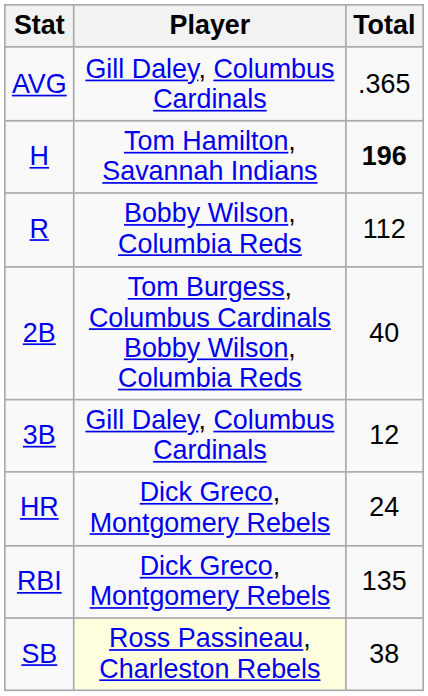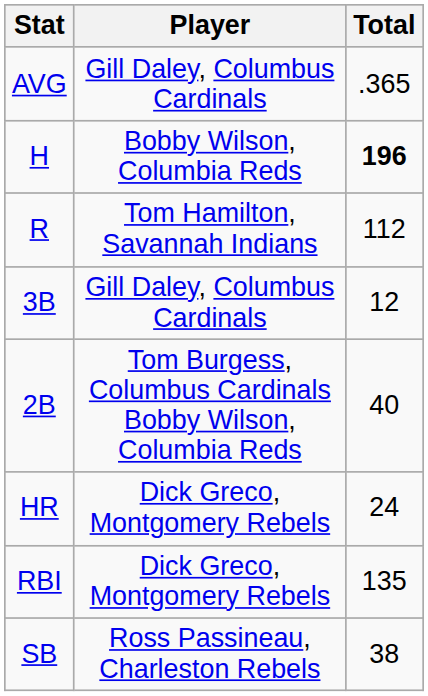(210, 156) Tom Hamilton, Savannah Indians -> (210, 156) Bobby Wilson, Columbia Reds
(210, 229) Bobby Wilson, Columbia Reds -> (210, 229) Tom Hamilton, Savannah Indians
rows swapped: (39, 332) <-> (39, 435)
(210, 654) lightyellow background -> (210, 654) no background
